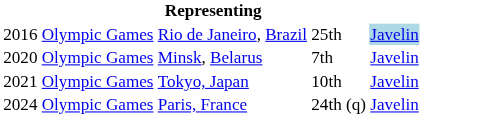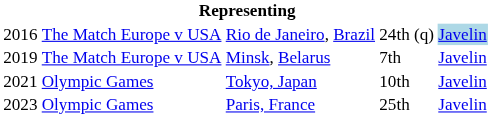(98, 34) Olympic Games -> (132, 34) The Match Europe v USA
(327, 34) 25th -> (407, 34) 24th (q)
(20, 57) 2020 -> (20, 57) 2019
(98, 57) Olympic Games -> (132, 57) The Match Europe v USA
(20, 104) 2024 -> (20, 104) 2023
(339, 104) 24th (q) -> (395, 104) 25th
